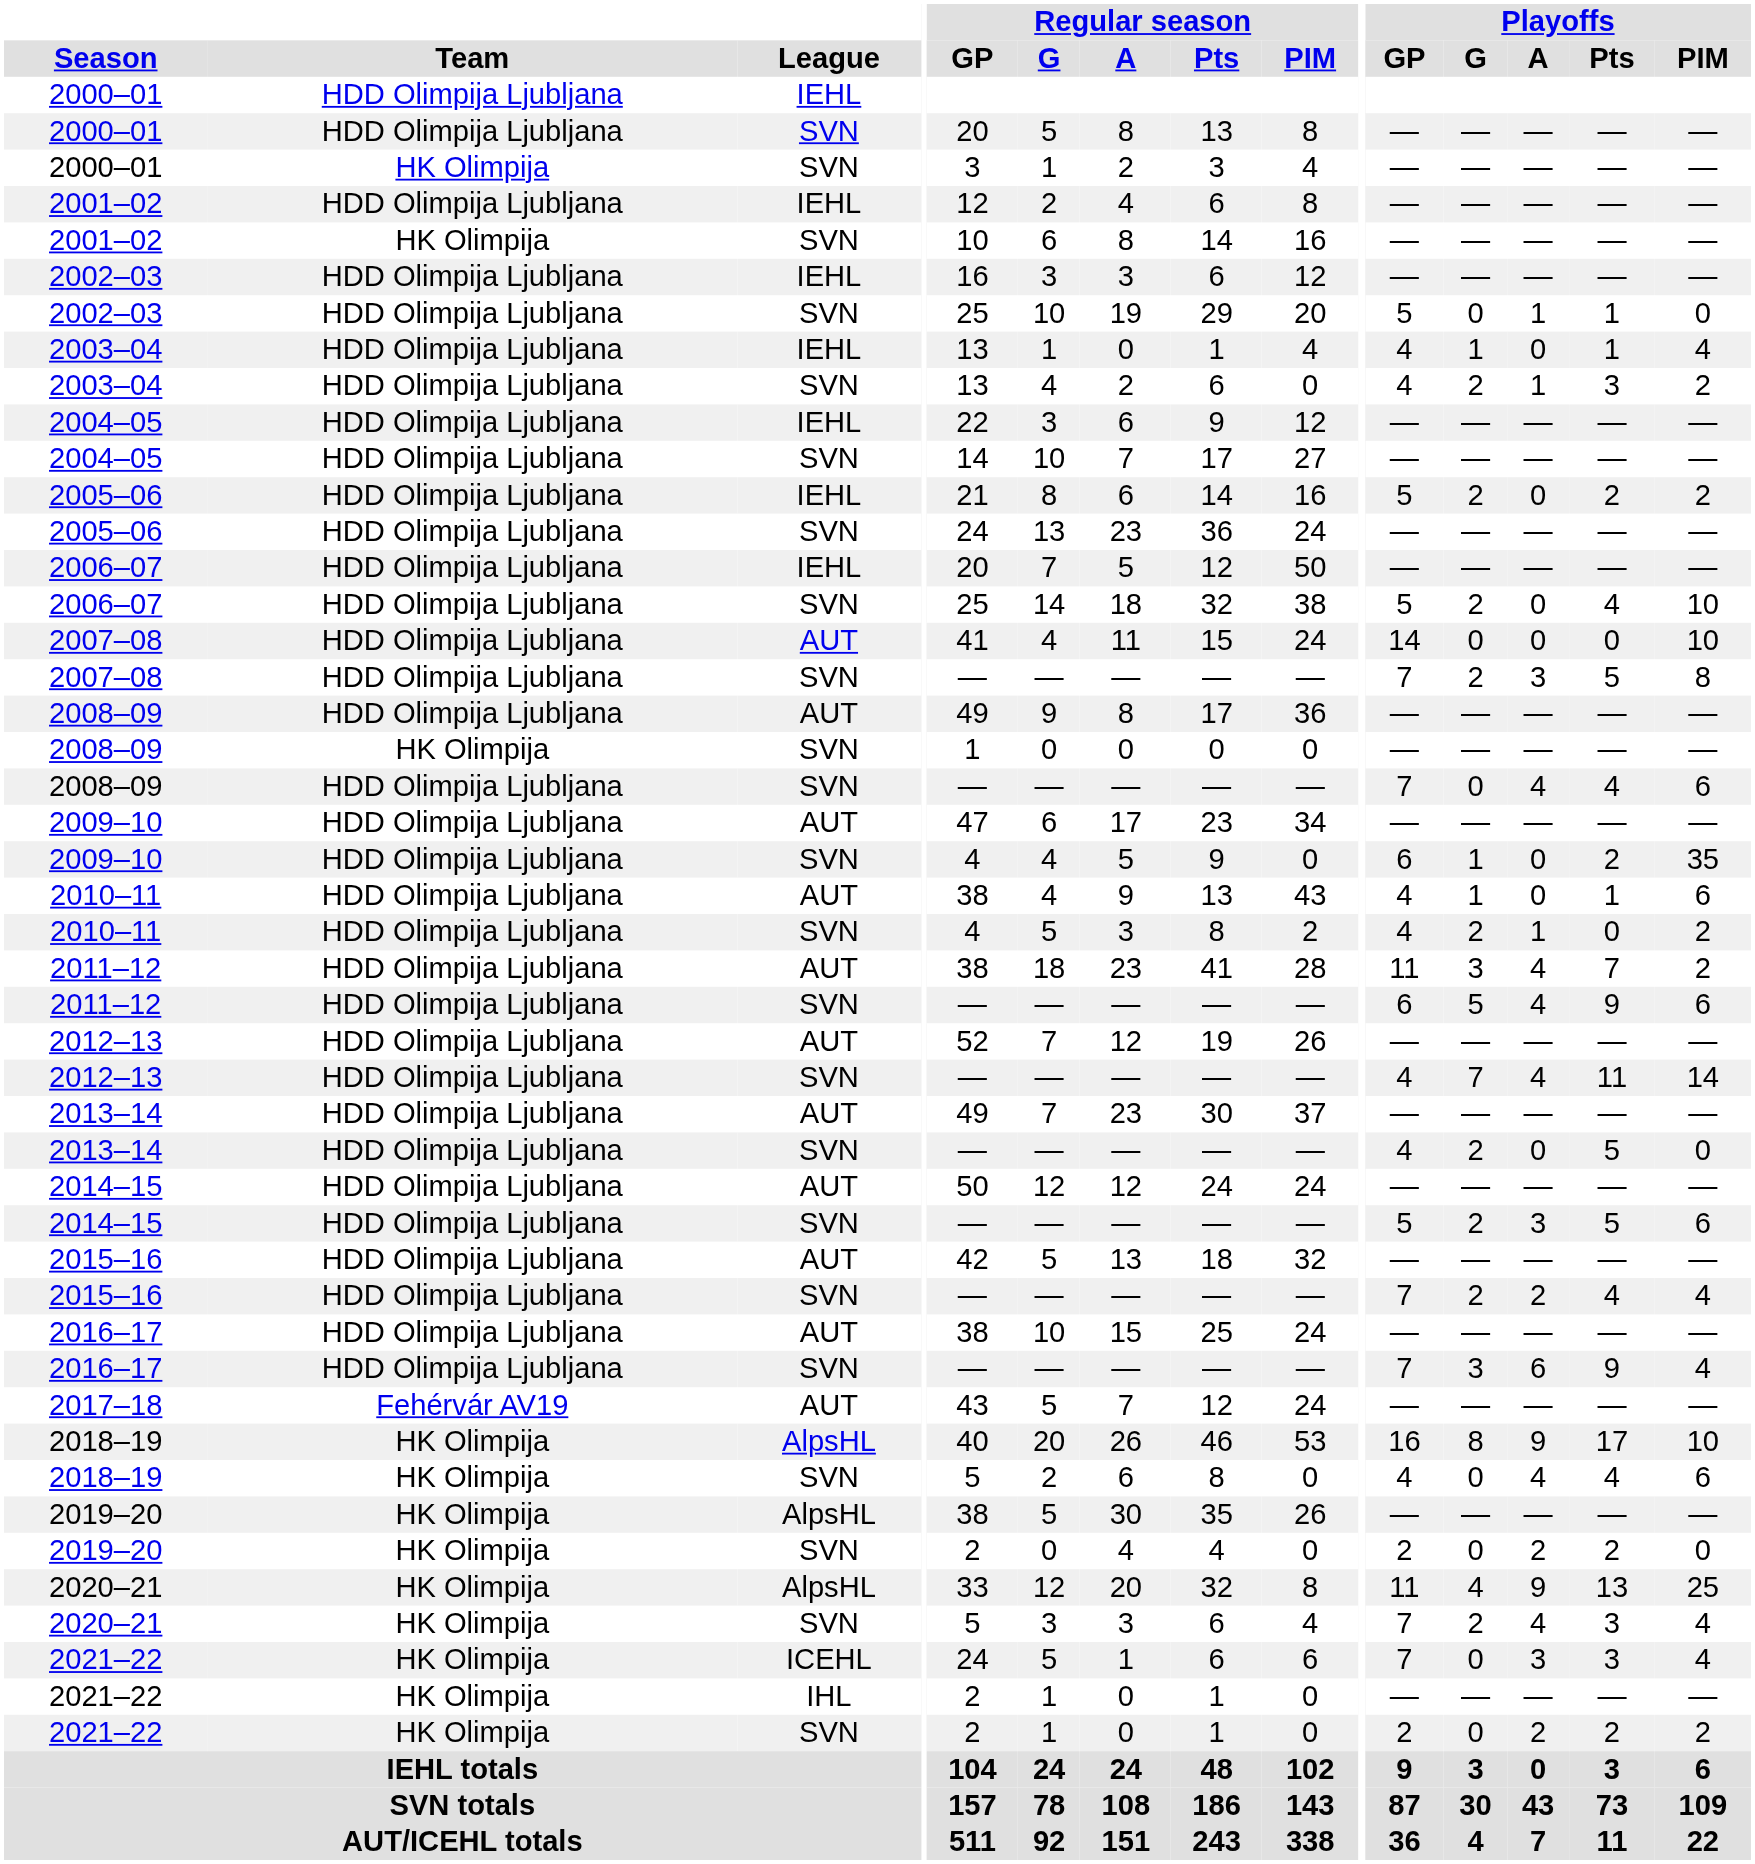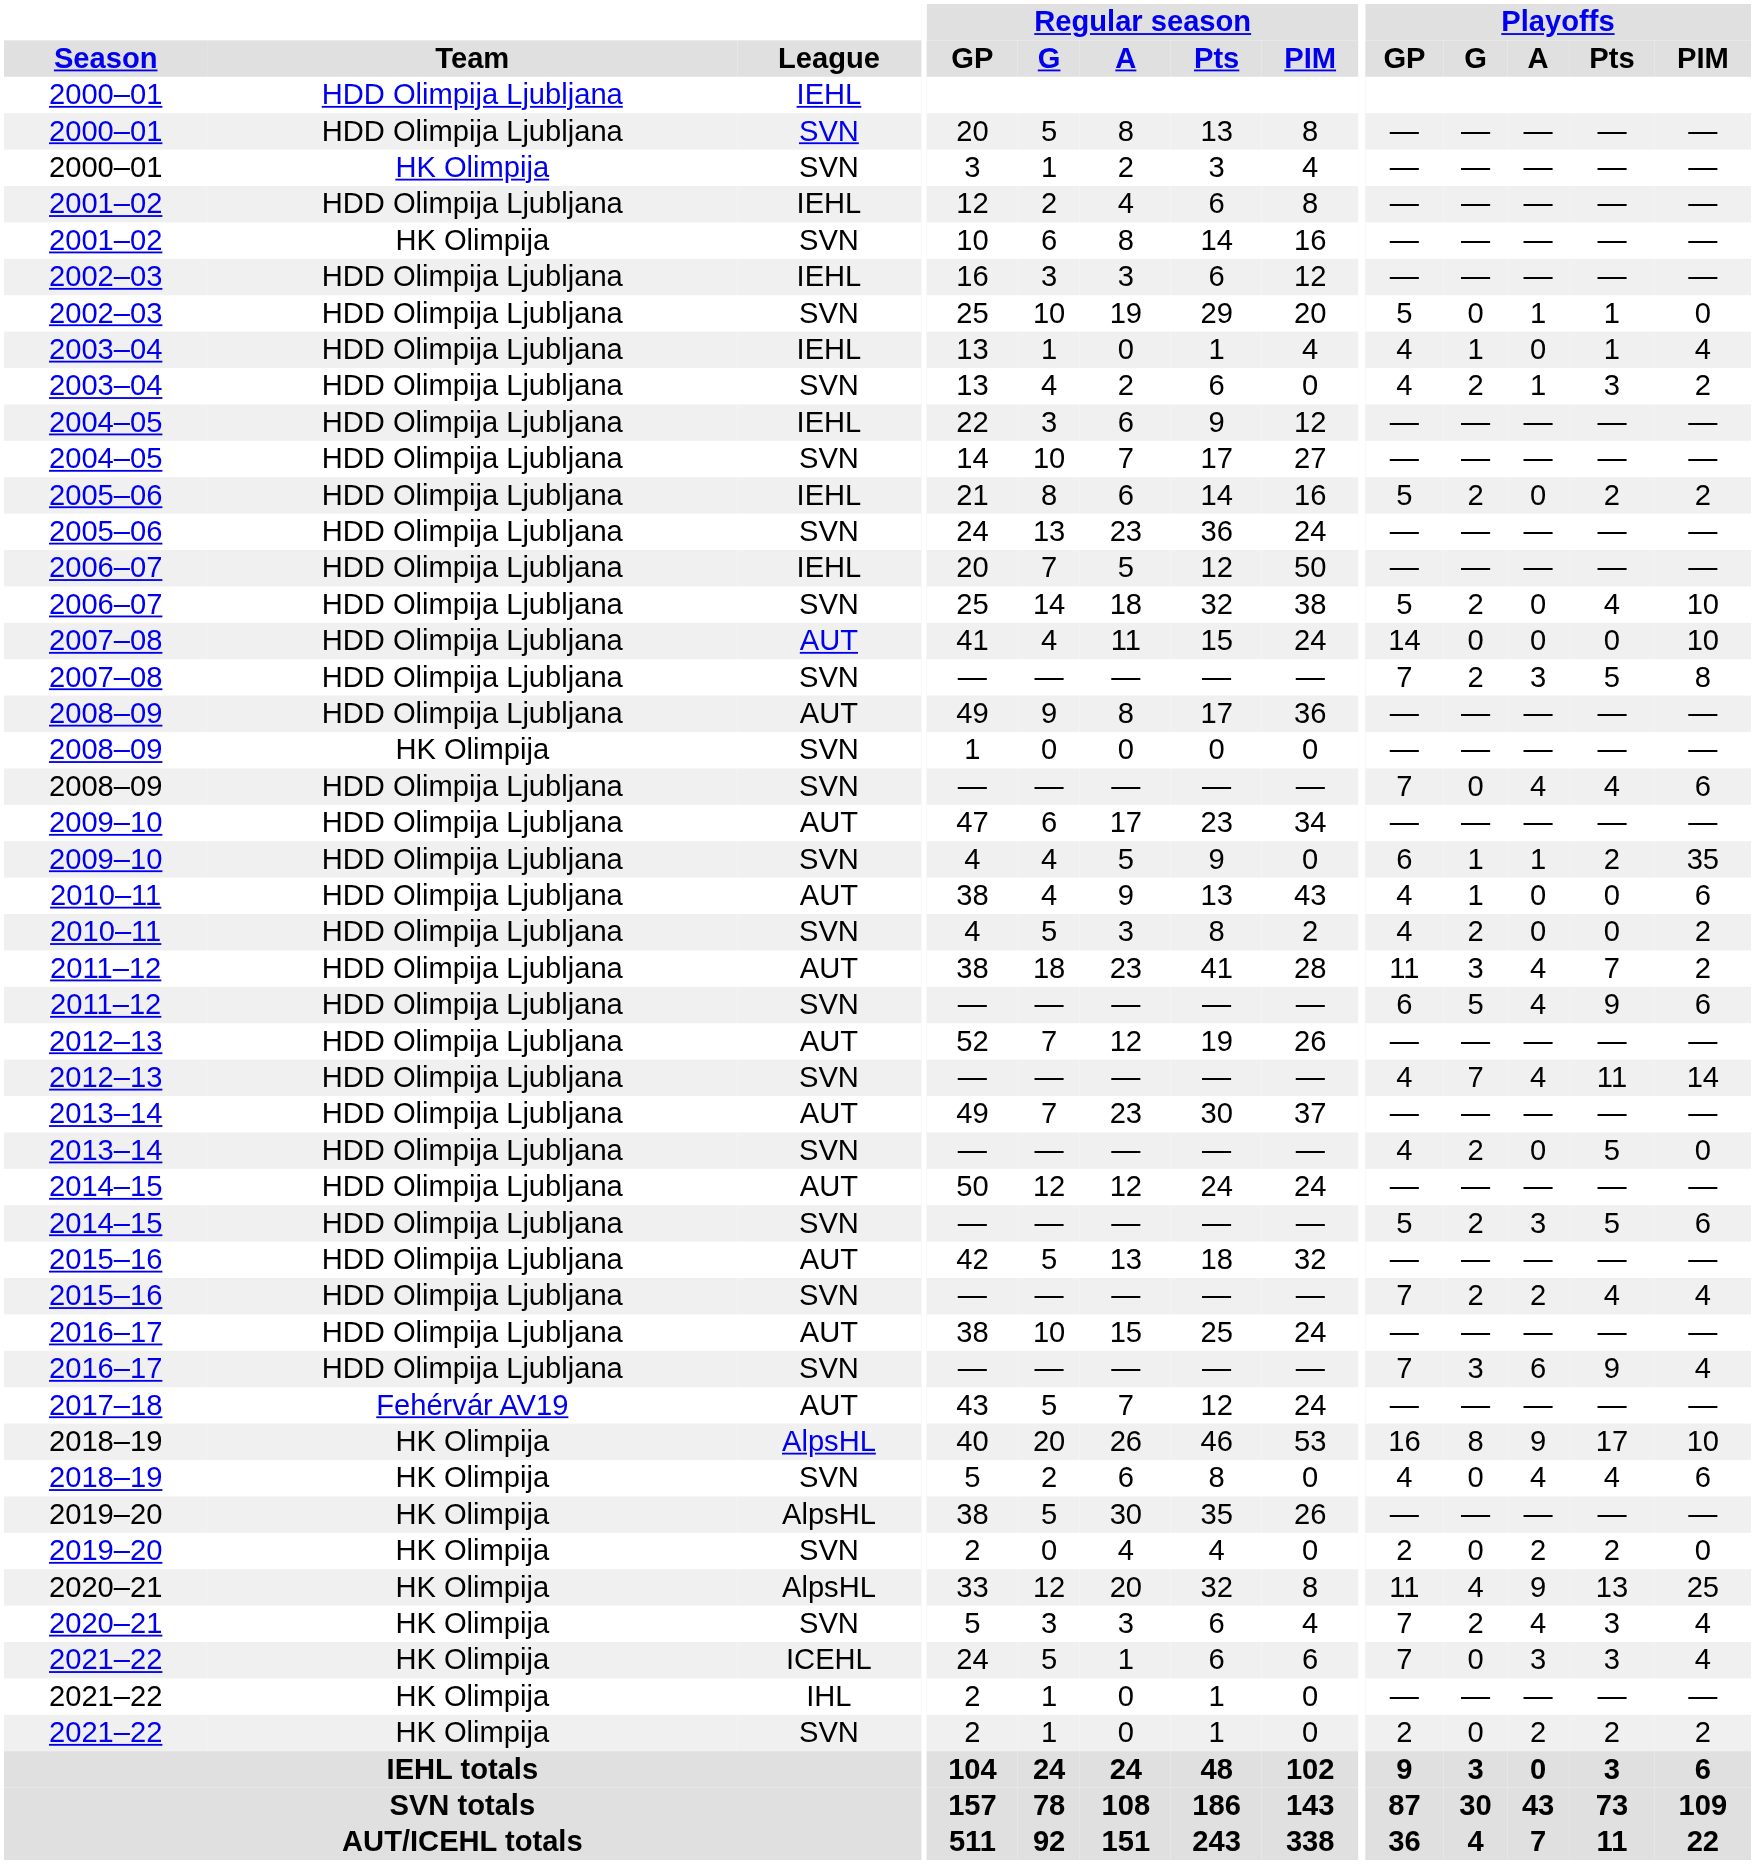(1538, 858) 0 -> (1538, 858) 1
(1612, 895) 1 -> (1612, 895) 0
(1538, 931) 1 -> (1538, 931) 0
